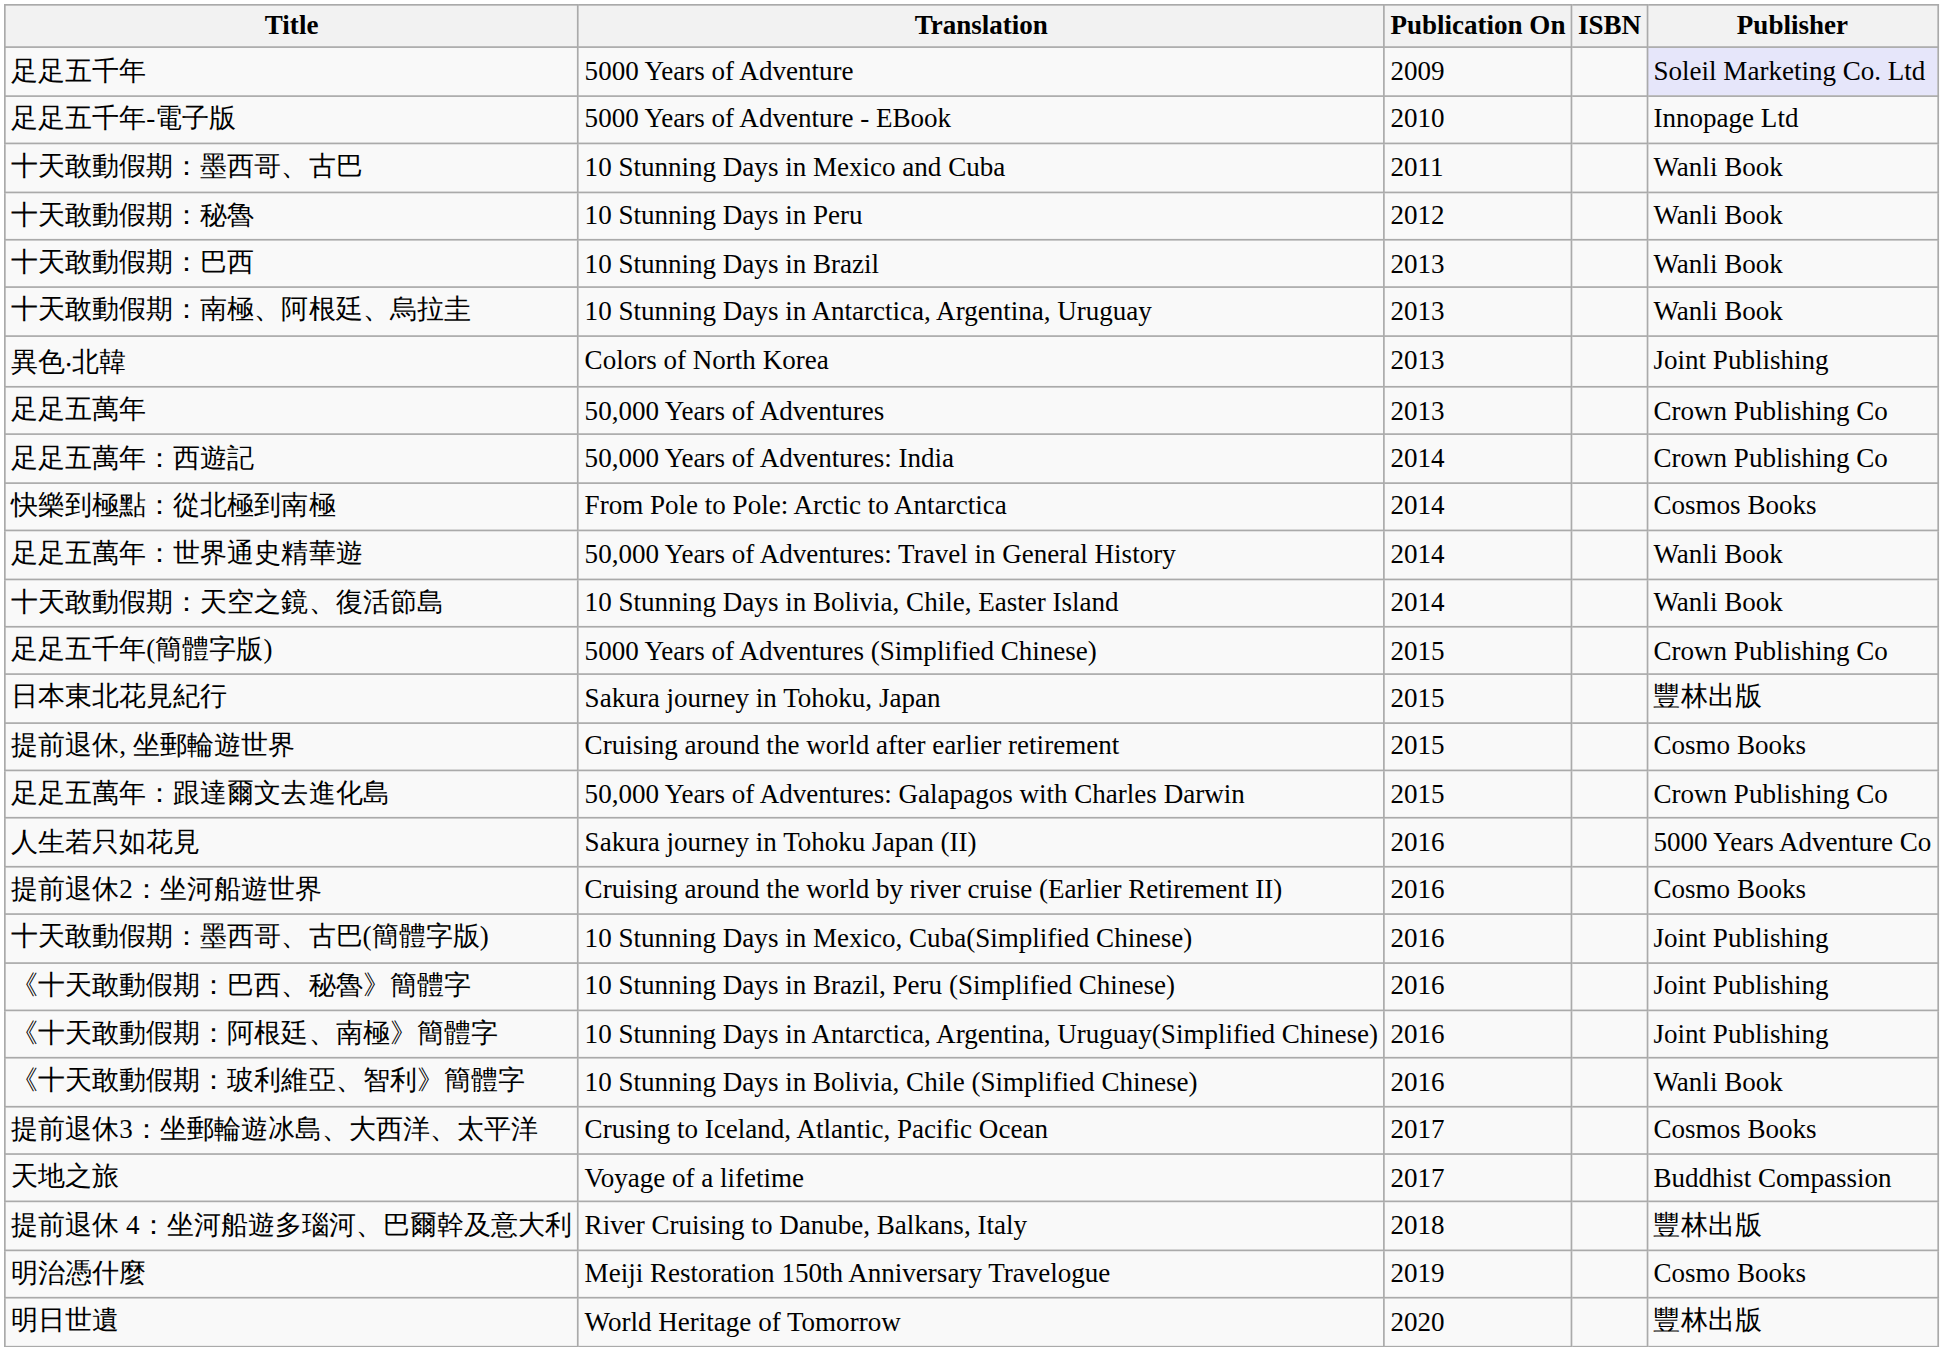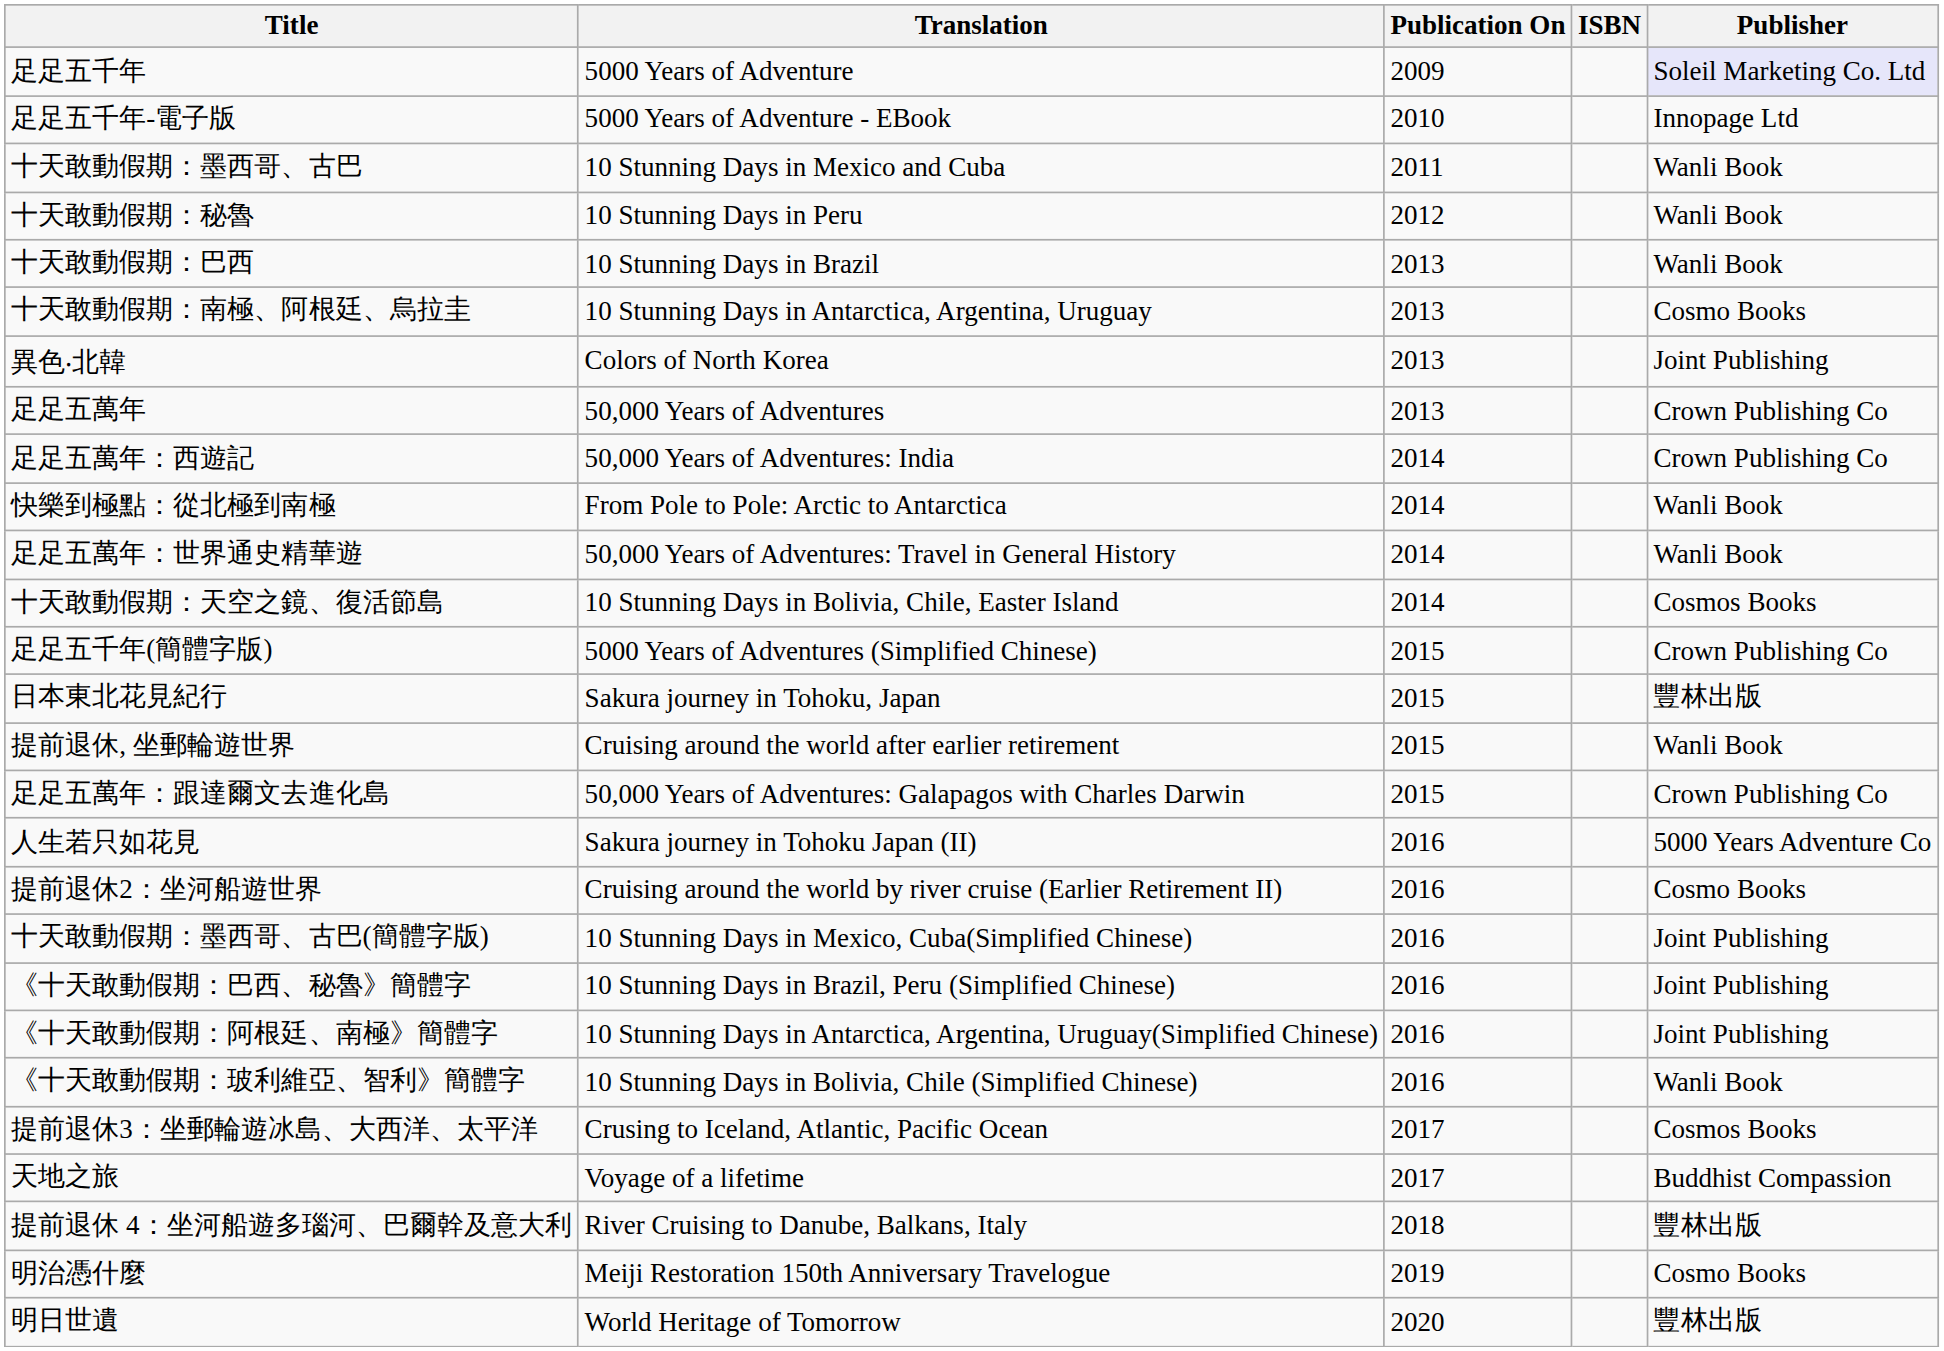(1718, 311) Wanli Book -> (1730, 311) Cosmo Books
(1735, 506) Cosmos Books -> (1718, 506) Wanli Book
(1718, 602) Wanli Book -> (1735, 602) Cosmos Books
(1730, 746) Cosmo Books -> (1718, 746) Wanli Book
